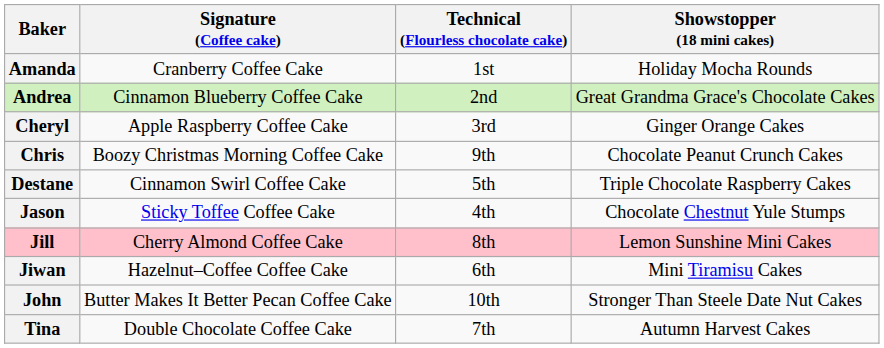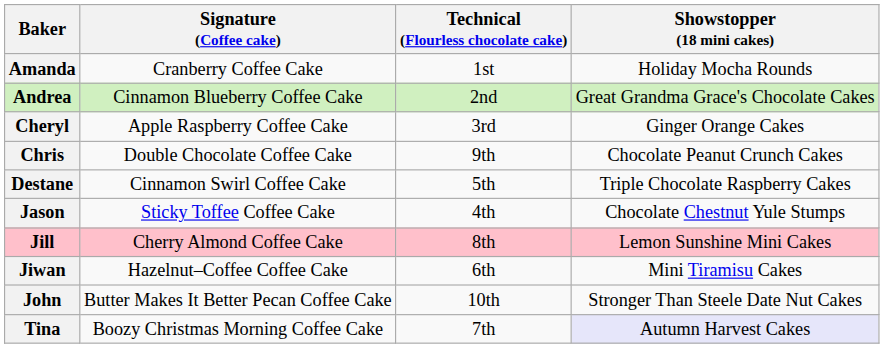(238, 155) Boozy Christmas Morning Coffee Cake -> (238, 155) Double Chocolate Coffee Cake
(238, 328) Double Chocolate Coffee Cake -> (238, 328) Boozy Christmas Morning Coffee Cake
(725, 328) no background -> (725, 328) lavender background
